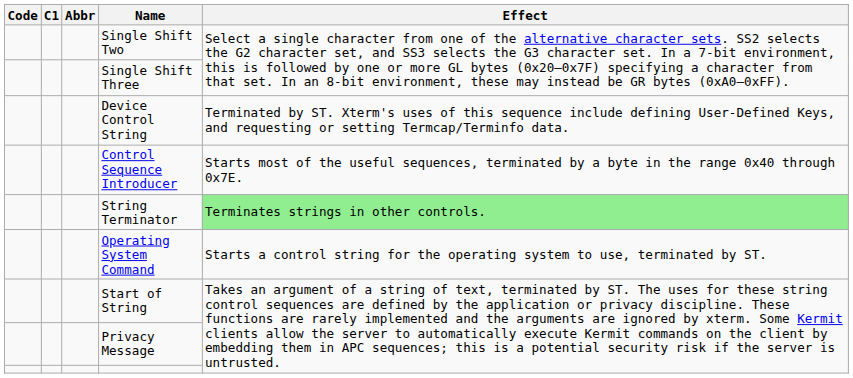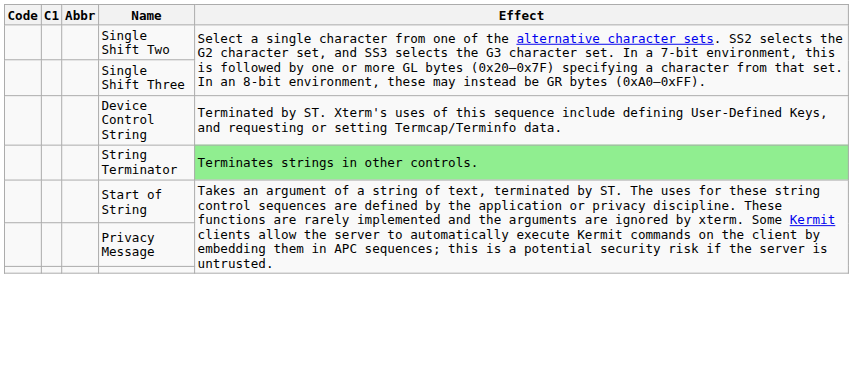- row: (139, 170)
- row: (136, 254)
